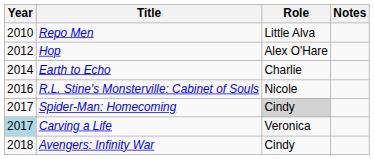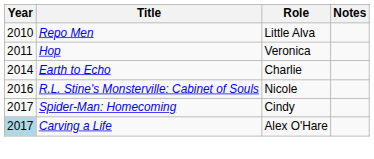(20, 51) 2012 -> (20, 51) 2011
(296, 51) Alex O'Hare -> (287, 51) Veronica
(280, 107) lightgrey background -> (280, 107) no background
(287, 126) Veronica -> (296, 126) Alex O'Hare
- row: (97, 145)
